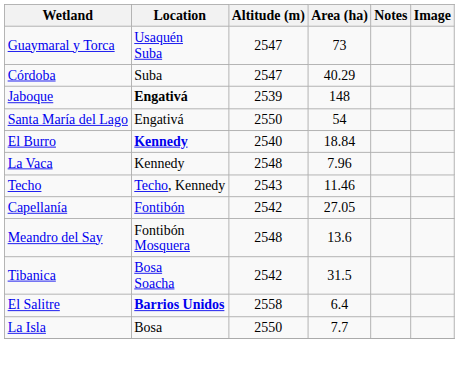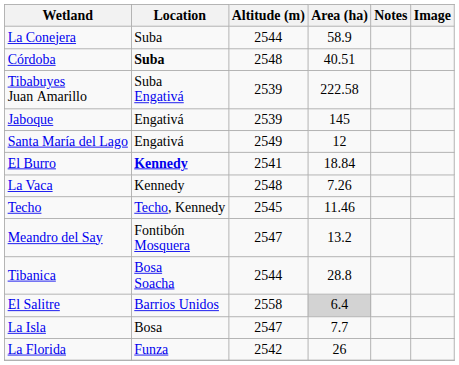- row: (61, 45)
+ row: (42, 37)
(148, 75) normal -> (149, 59) bold
(268, 75) 2547 -> (268, 59) 2548
(339, 75) 40.29 -> (339, 59) 40.51
+ row: (47, 89)
(161, 97) bold -> (159, 119) normal
(339, 97) 148 -> (339, 119) 145
(268, 119) 2550 -> (268, 141) 2549
(339, 119) 54 -> (339, 141) 12
(268, 141) 2540 -> (268, 163) 2541
(339, 163) 7.96 -> (339, 185) 7.26
(268, 185) 2543 -> (268, 207) 2545
- row: (37, 207)
(268, 237) 2548 -> (268, 237) 2547
(339, 237) 13.6 -> (339, 237) 13.2
(268, 275) 2542 -> (268, 275) 2544
(339, 275) 31.5 -> (339, 275) 28.8
(179, 305) bold -> (177, 305) normal
(339, 305) no background -> (339, 305) lightgrey background
(268, 327) 2550 -> (268, 327) 2547
+ row: (37, 349)
